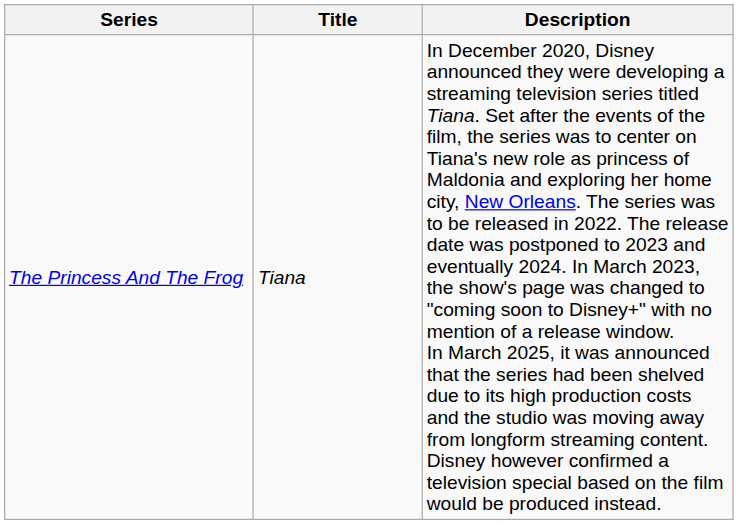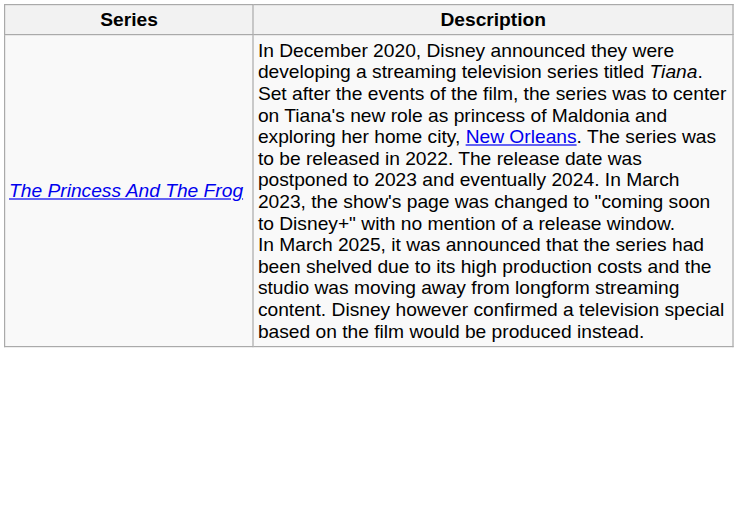- column: (338, 19)
